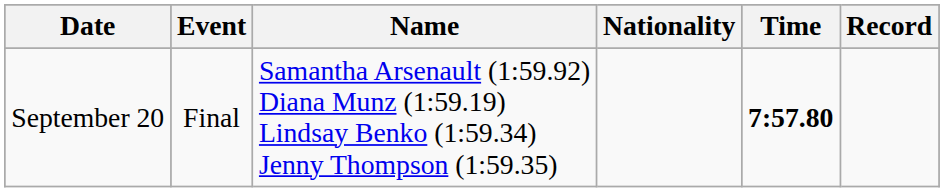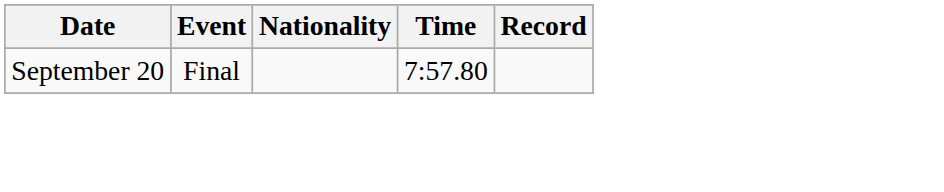- column: (425, 26)
(791, 117) bold -> (446, 70) normal
